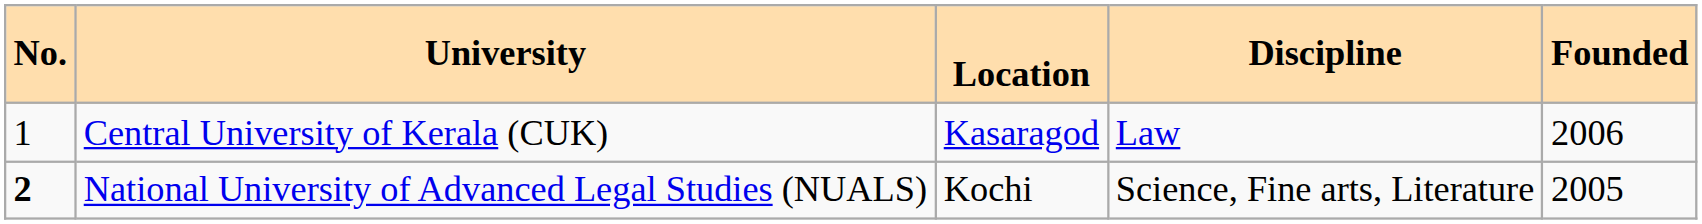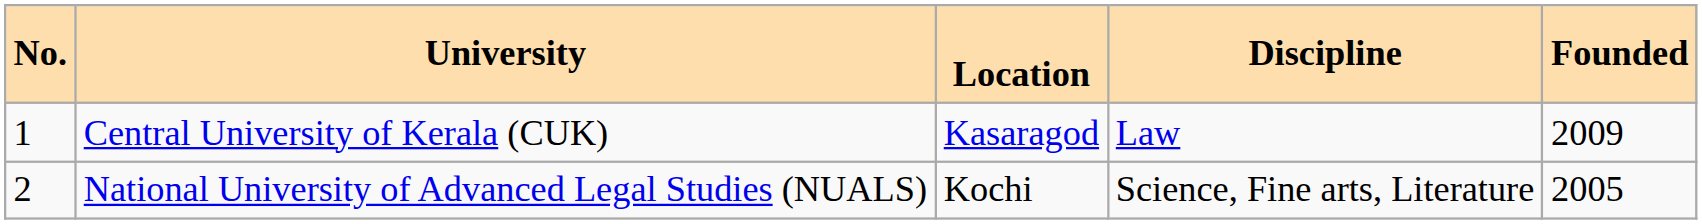(1587, 131) 2006 -> (1587, 131) 2009
(23, 189) bold -> (23, 189) normal
